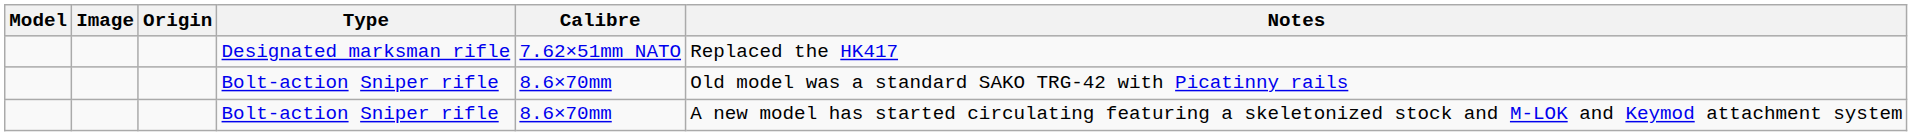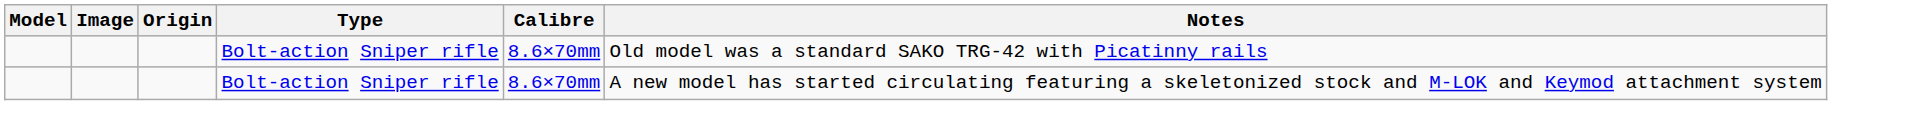- row: (38, 52)
